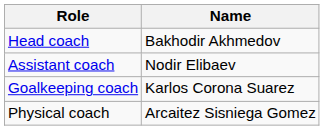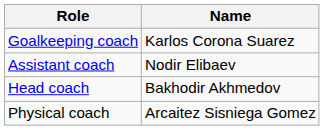rows swapped: (49, 40) <-> (73, 88)
